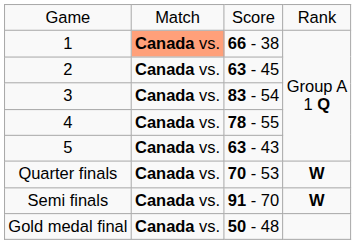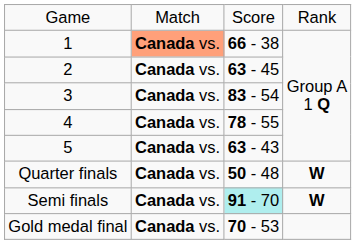(253, 174) 70 - 53 -> (253, 174) 50 - 48
(253, 200) no background -> (253, 200) paleturquoise background
(253, 226) 50 - 48 -> (253, 226) 70 - 53
